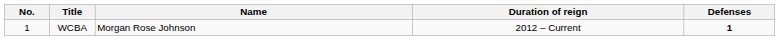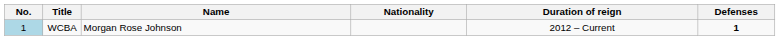+ column: (409, 12)
(27, 27) no background -> (24, 27) lightblue background
